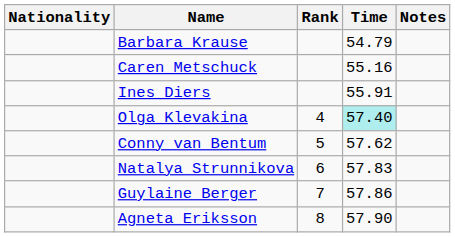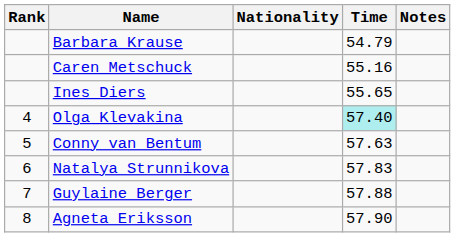columns swapped: (320, 17) <-> (59, 17)
(369, 93) 55.91 -> (369, 93) 55.65
(369, 143) 57.62 -> (369, 143) 57.63
(369, 194) 57.86 -> (369, 194) 57.88
